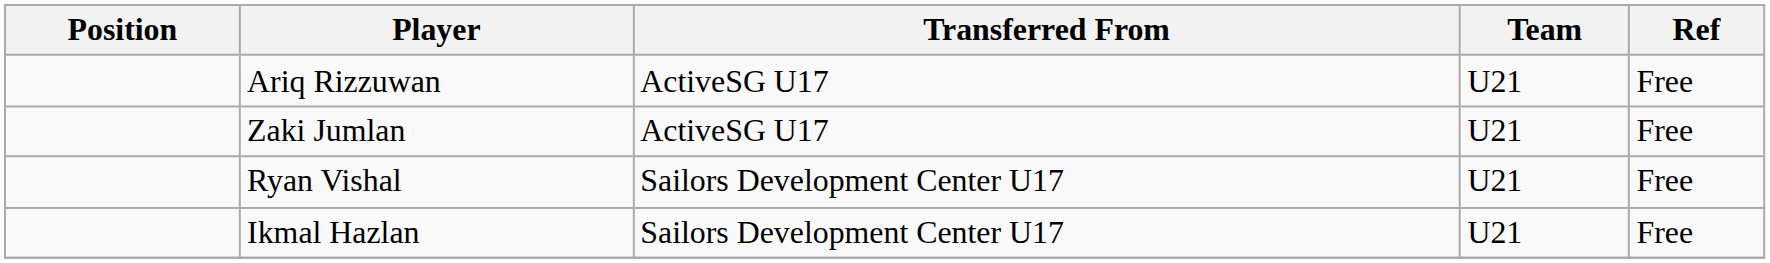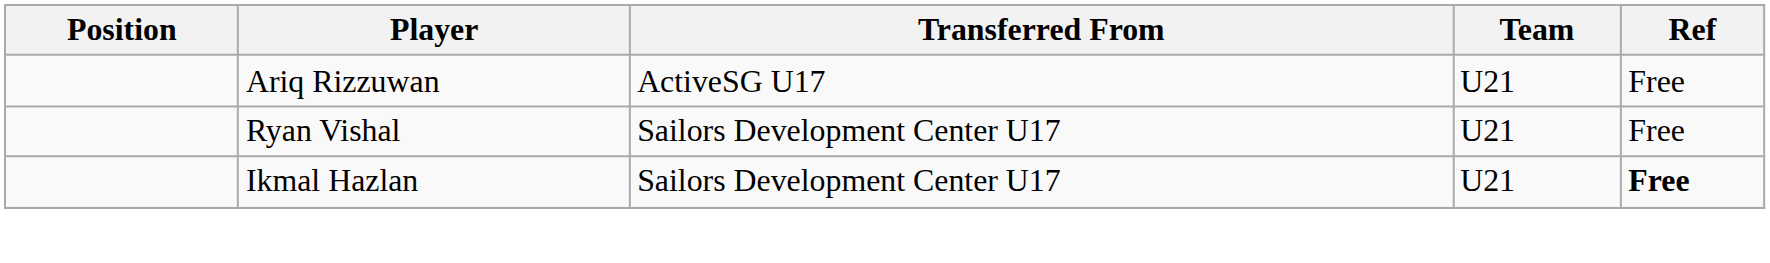- row: (326, 130)
(1665, 231) normal -> (1659, 181) bold
